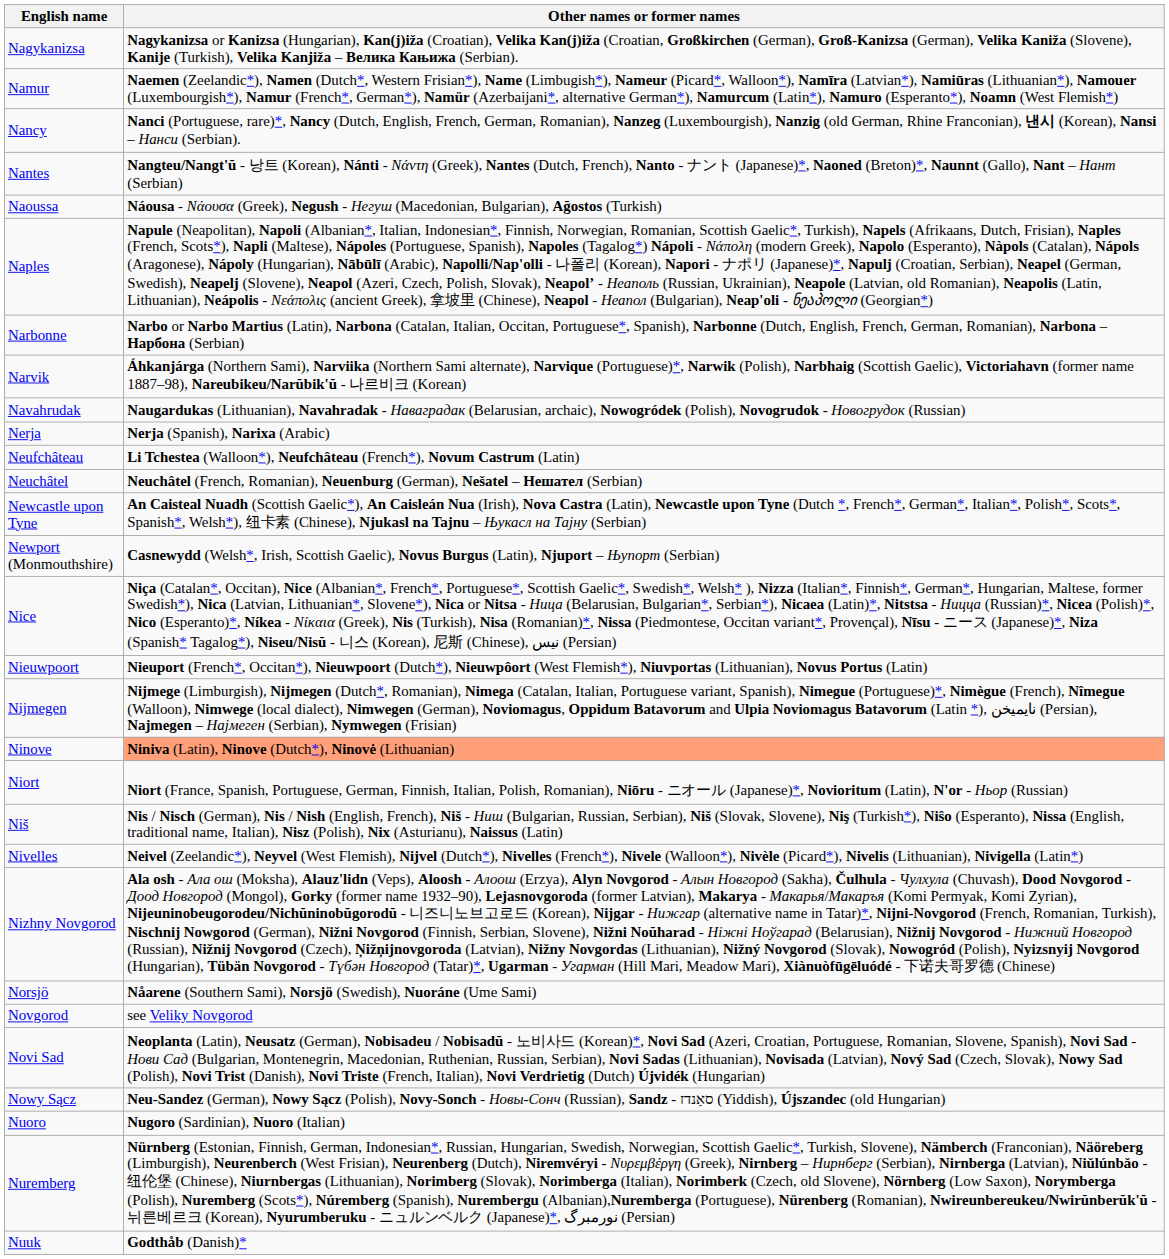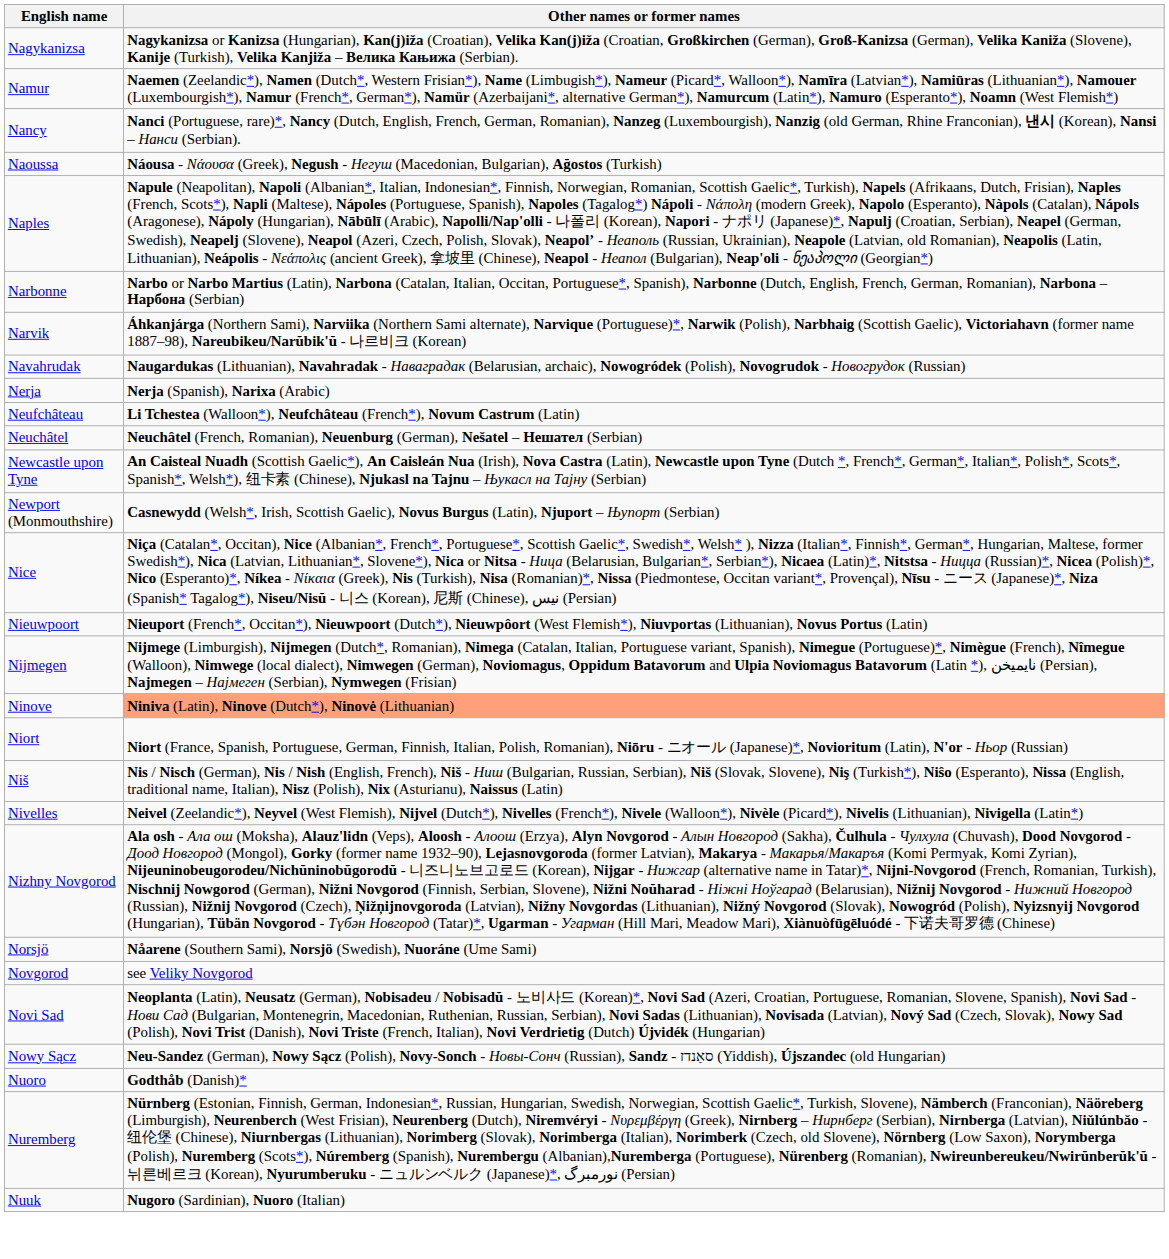- row: (29, 173)
(236, 1123) Nugoro (Sardinian), Nuoro (Italian) -> (187, 1079) Godthåb (Danish)*
(187, 1242) Godthåb (Danish)* -> (236, 1199) Nugoro (Sardinian), Nuoro (Italian)
